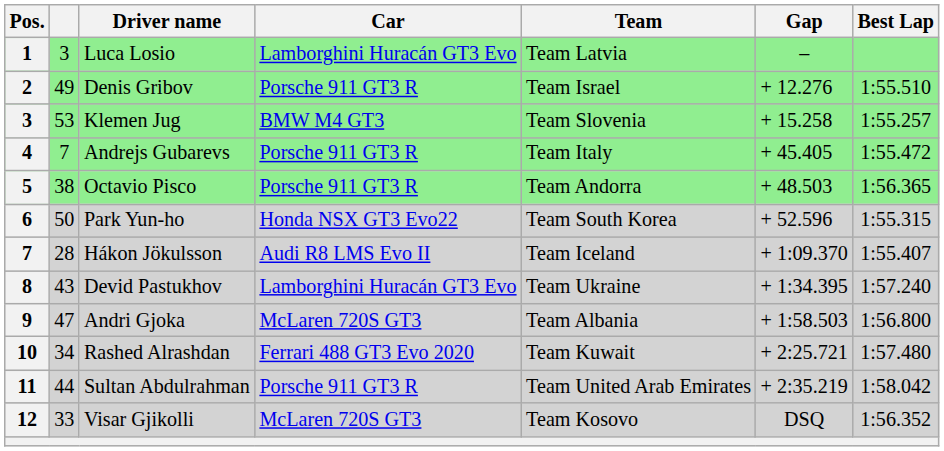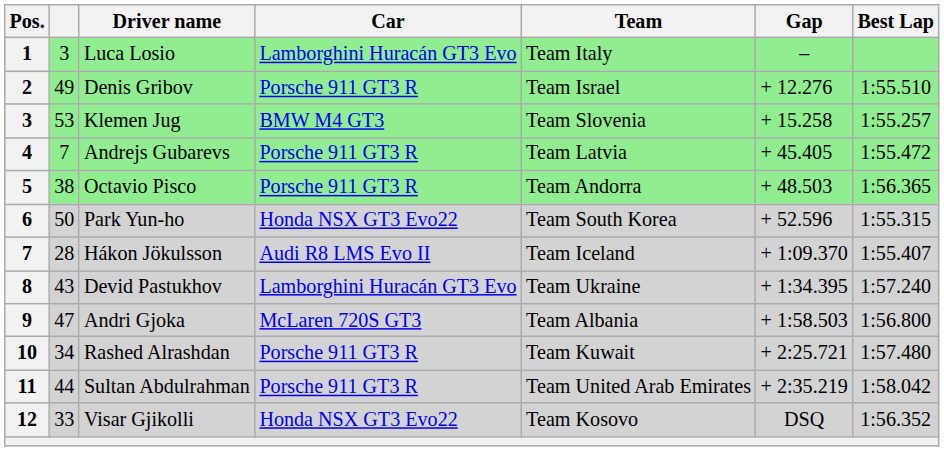(577, 53) Team Latvia -> (569, 53) Team Italy
(569, 153) Team Italy -> (577, 153) Team Latvia
(367, 352) Ferrari 488 GT3 Evo 2020 -> (339, 352) Porsche 911 GT3 R
(340, 419) McLaren 720S GT3 -> (359, 419) Honda NSX GT3 Evo22
